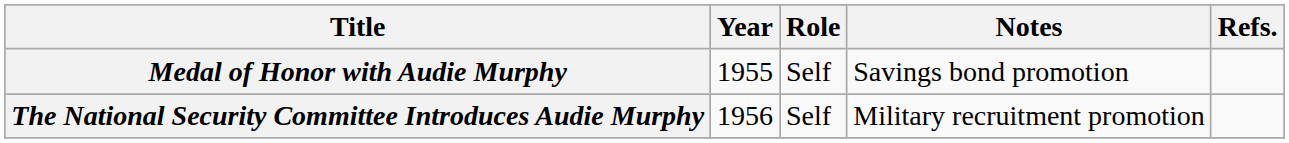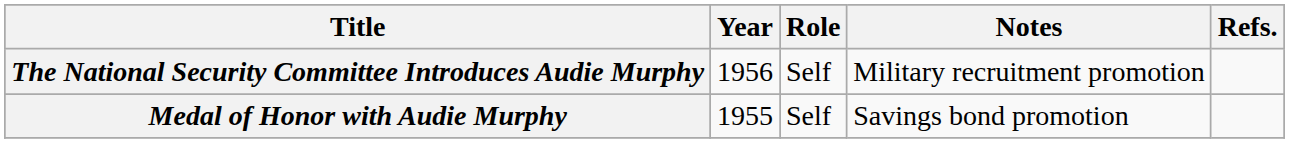rows swapped: (358, 71) <-> (358, 115)
